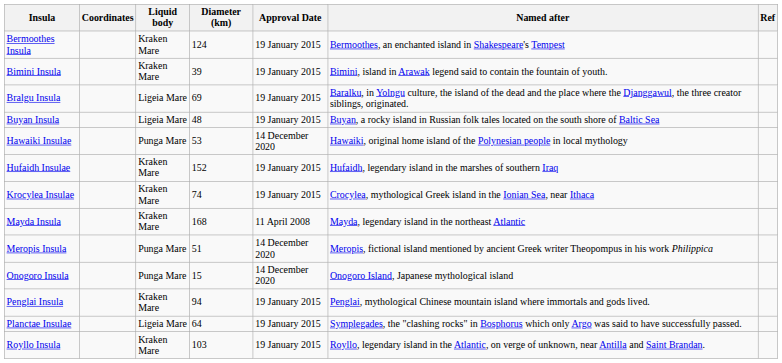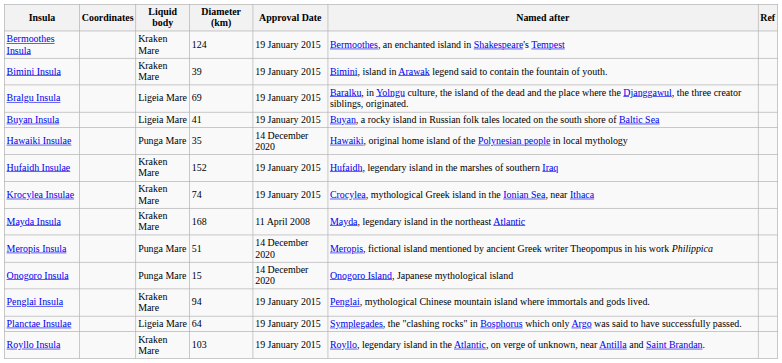(197, 119) 48 -> (197, 119) 41
(197, 141) 53 -> (197, 141) 35
